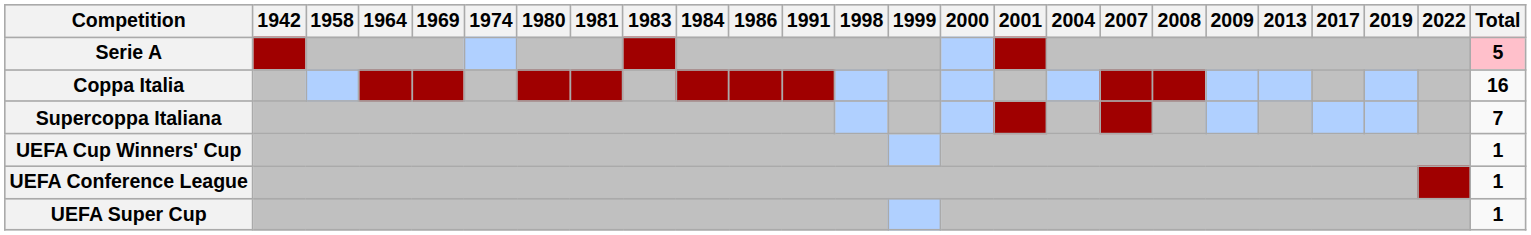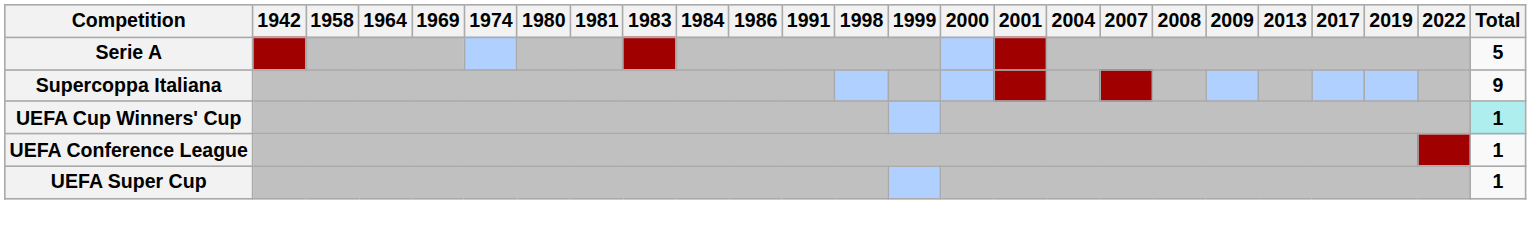(1498, 53) pink background -> (1498, 53) no background
- row: (129, 85)
(1498, 118) 7 -> (1498, 85) 9
(1498, 150) no background -> (1498, 118) paleturquoise background
